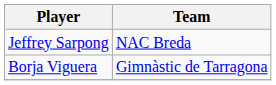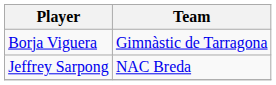rows swapped: (53, 67) <-> (58, 42)
